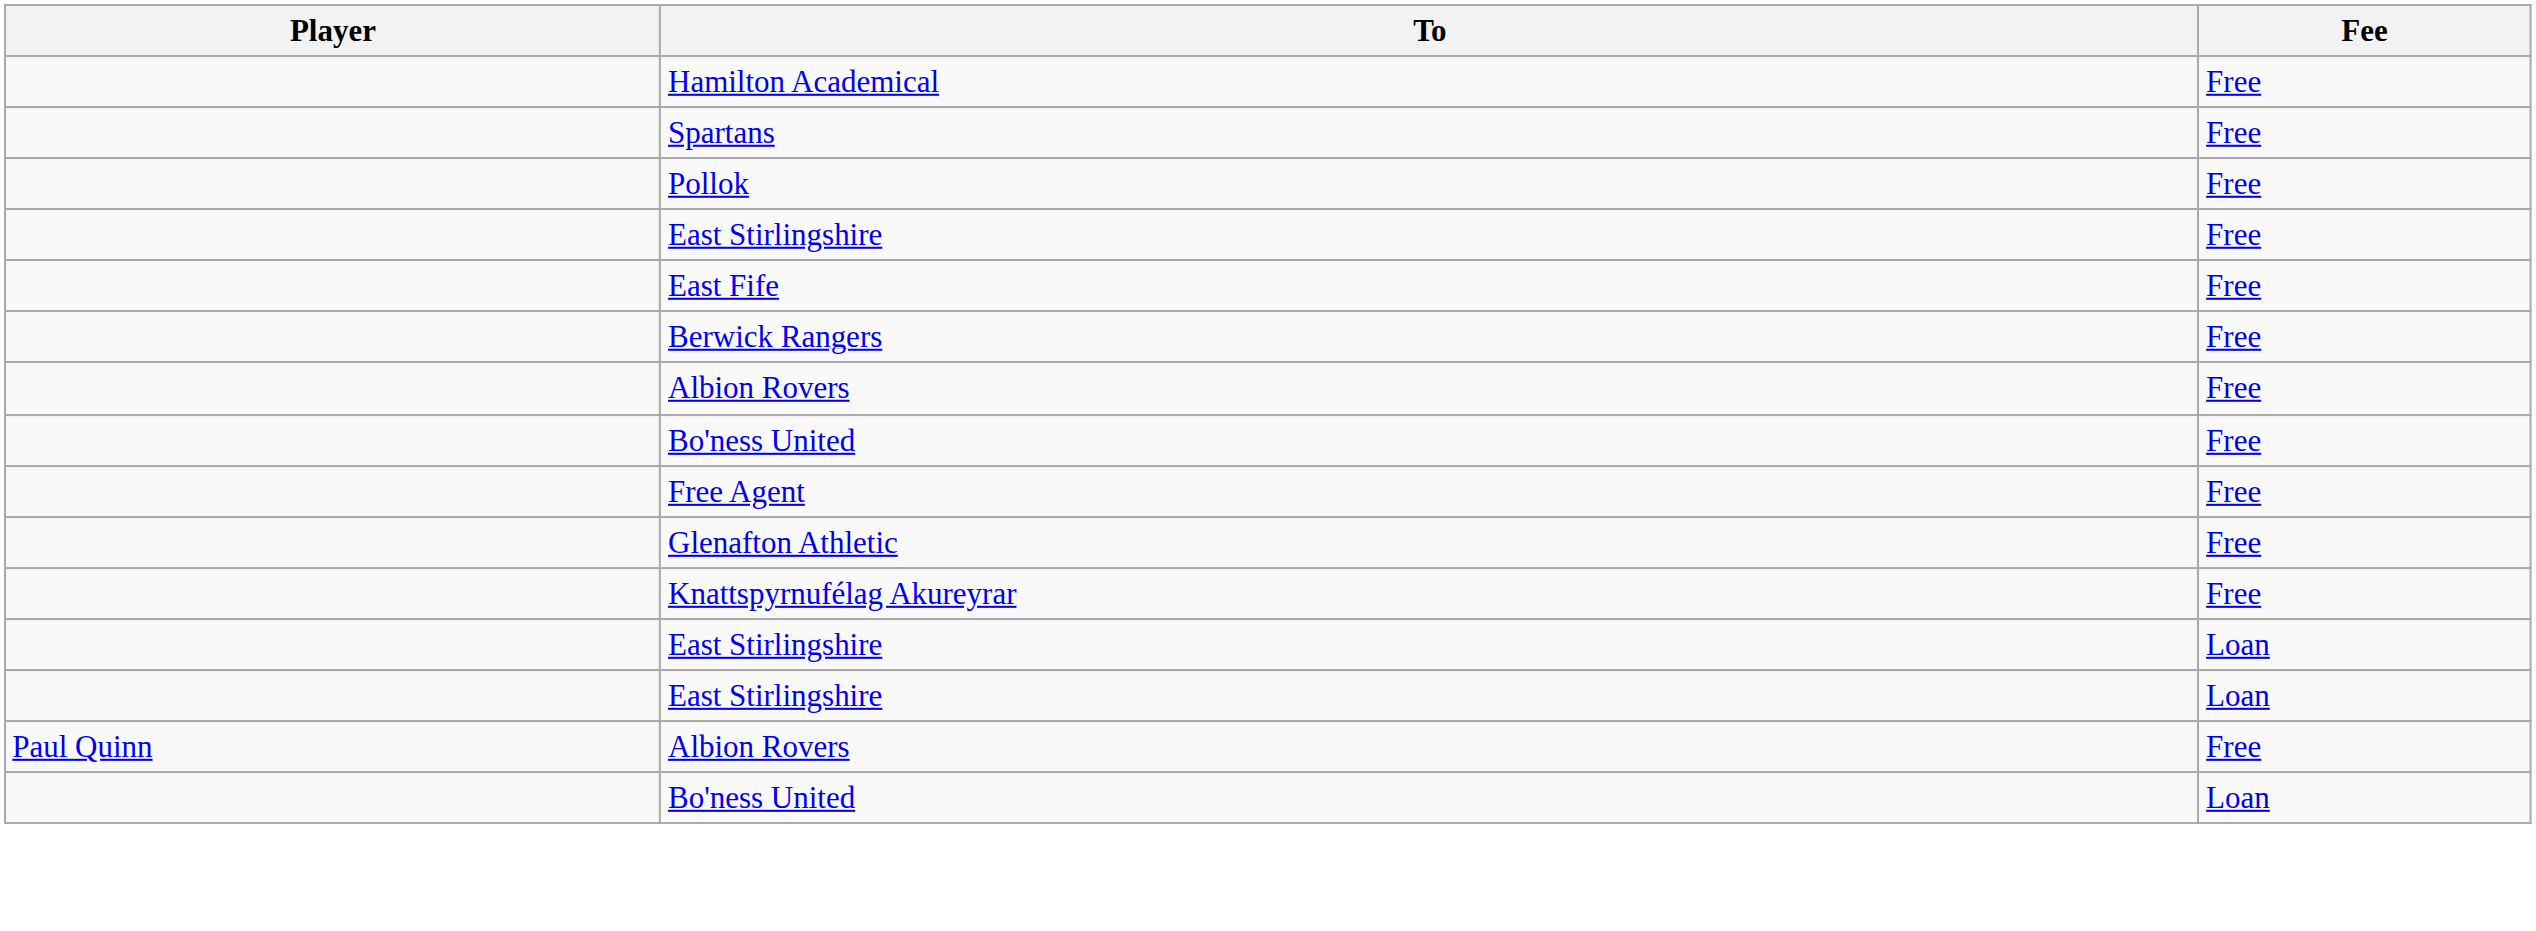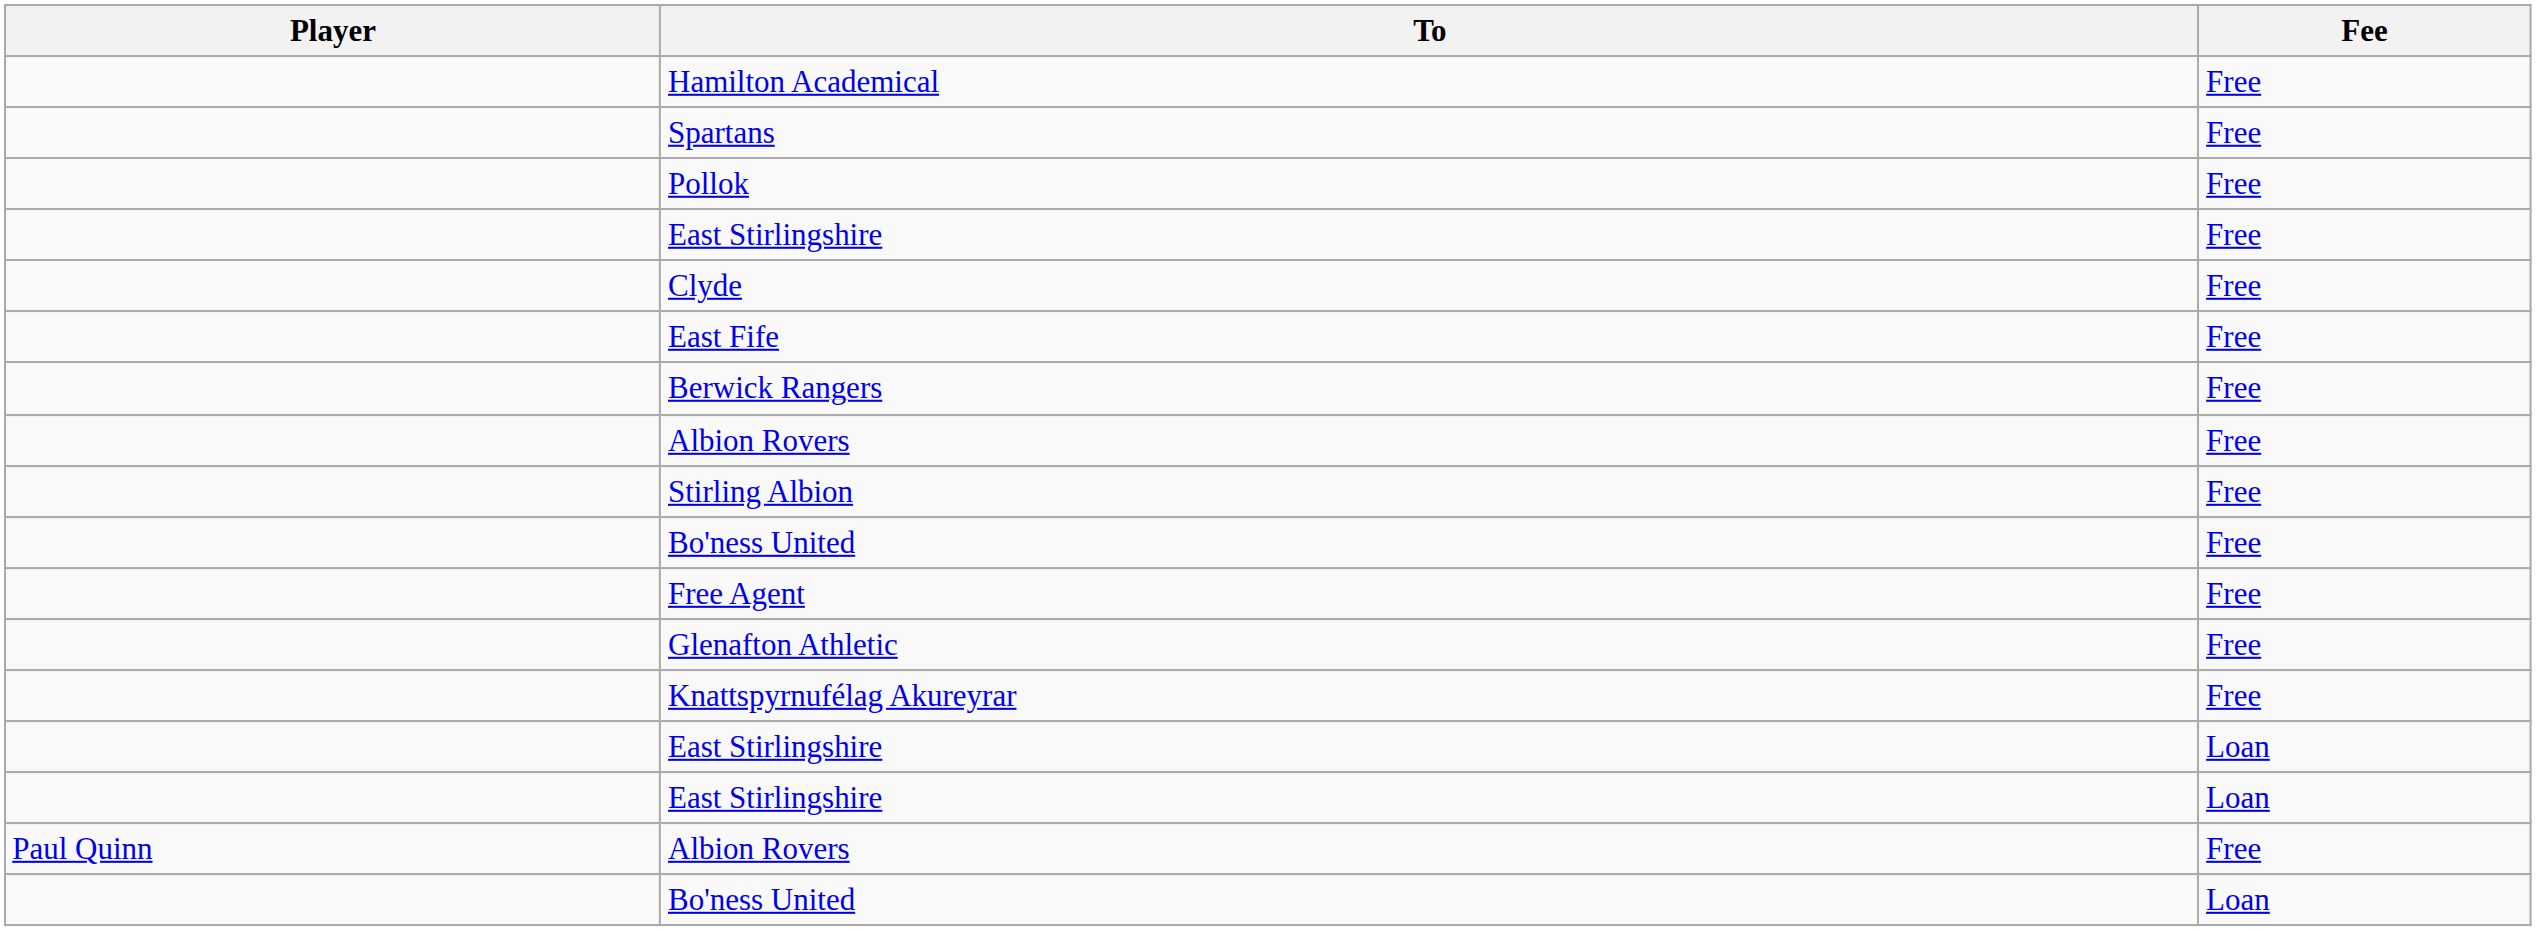+ row: (705, 285)
+ row: (761, 490)
